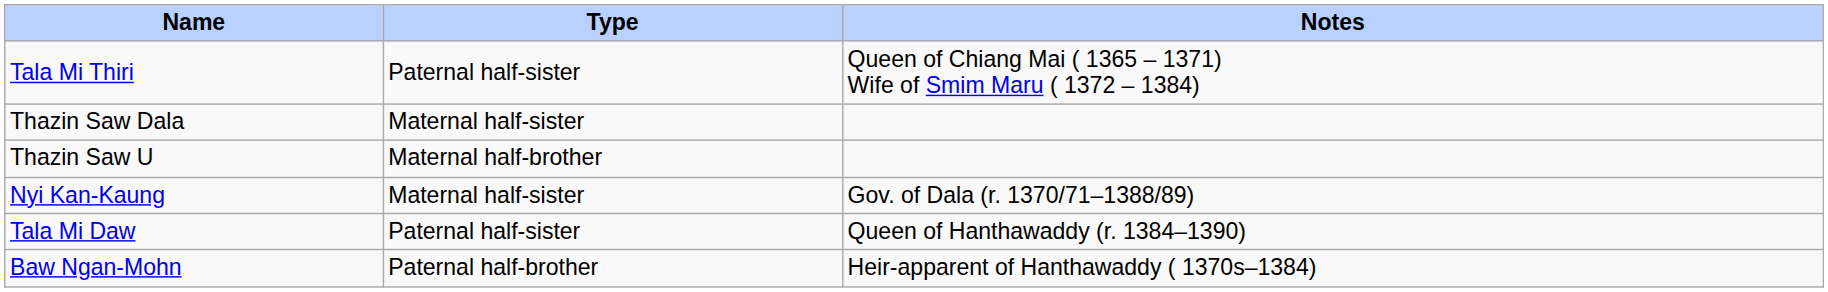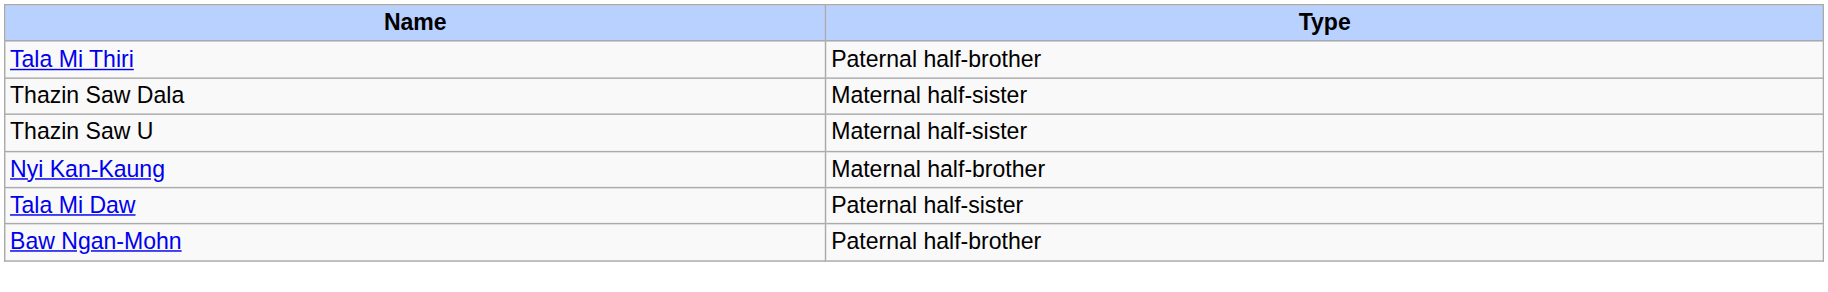- column: (1333, 22)
(484, 72) Paternal half-sister -> (936, 59) Paternal half-brother
(495, 158) Maternal half-brother -> (929, 132) Maternal half-sister
(486, 194) Maternal half-sister -> (938, 168) Maternal half-brother
